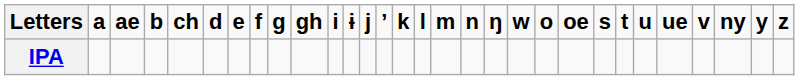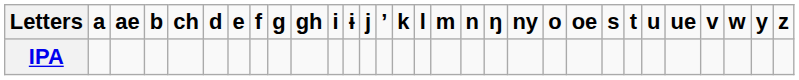columns swapped: (733, 21) <-> (521, 21)
